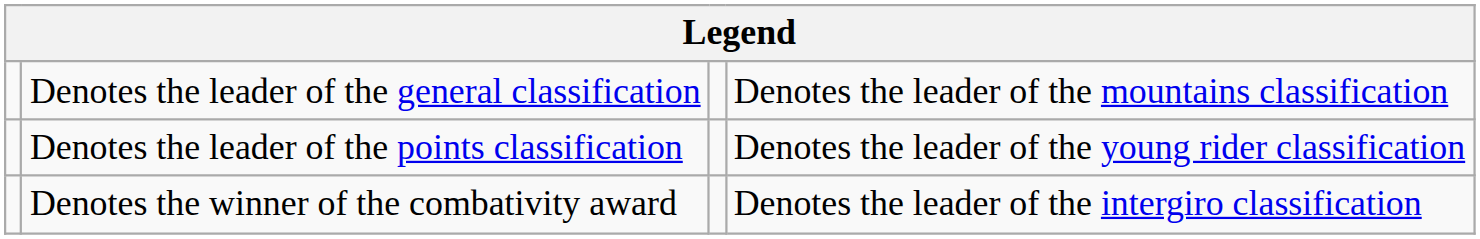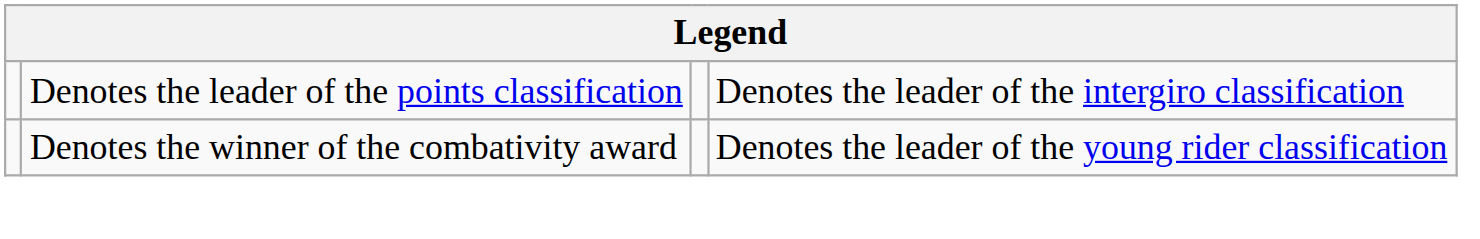- row: (365, 89)
(1099, 146) Denotes the leader of the young rider classification -> (1060, 89) Denotes the leader of the intergiro classification
(1078, 203) Denotes the leader of the intergiro classification -> (1082, 146) Denotes the leader of the young rider classification
